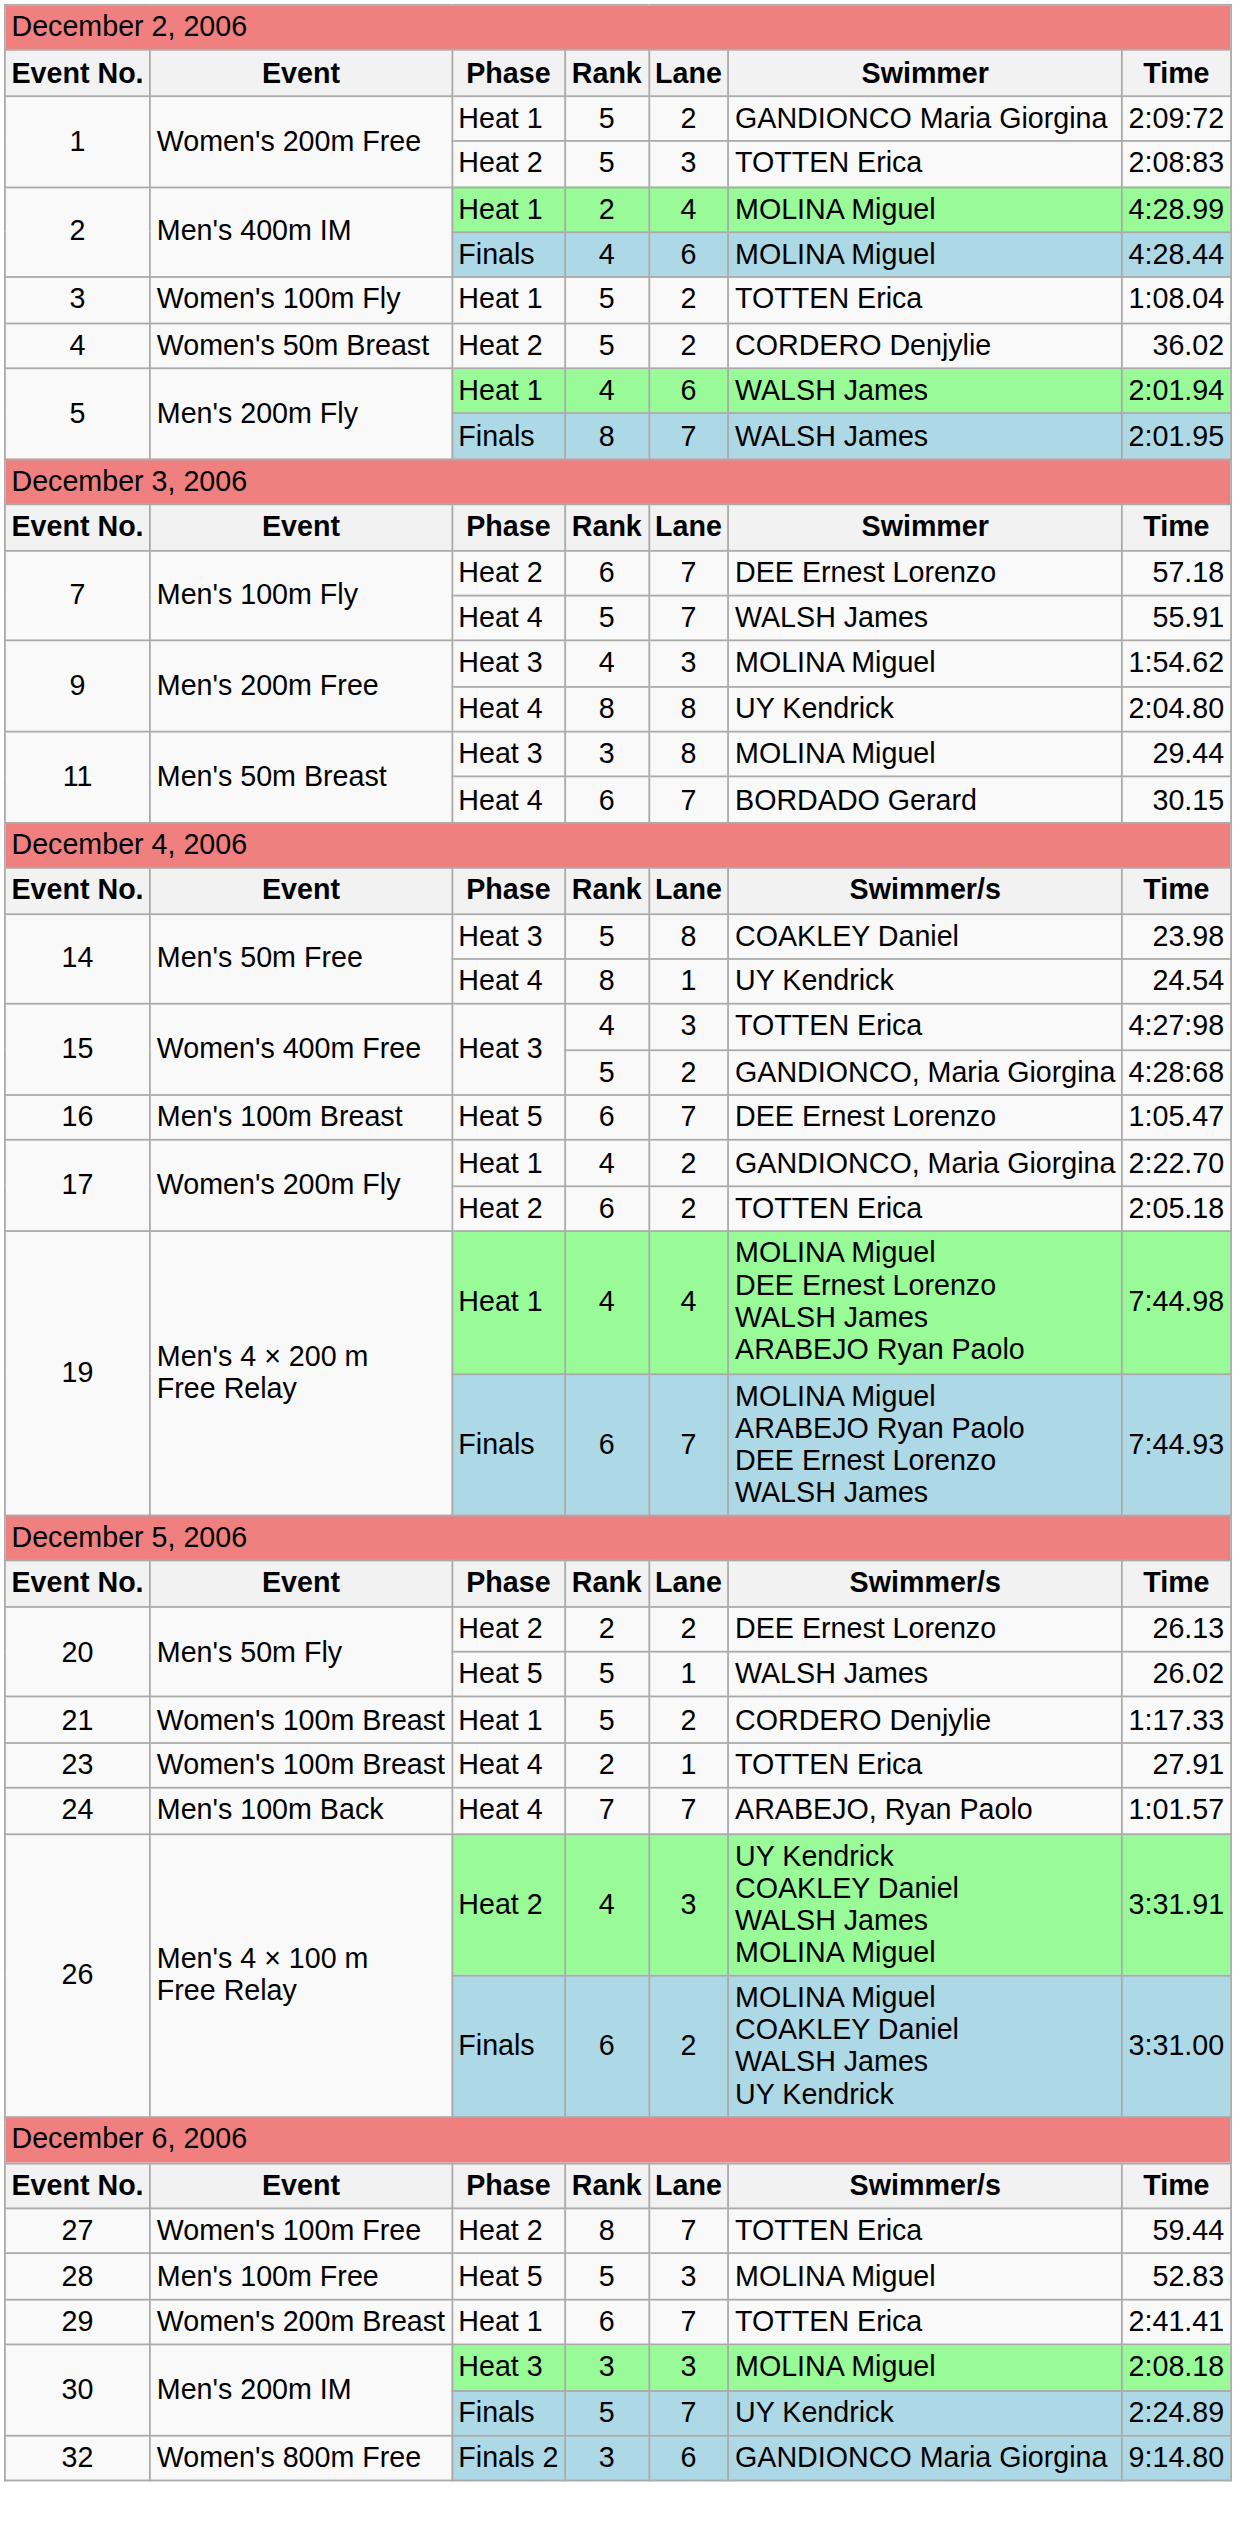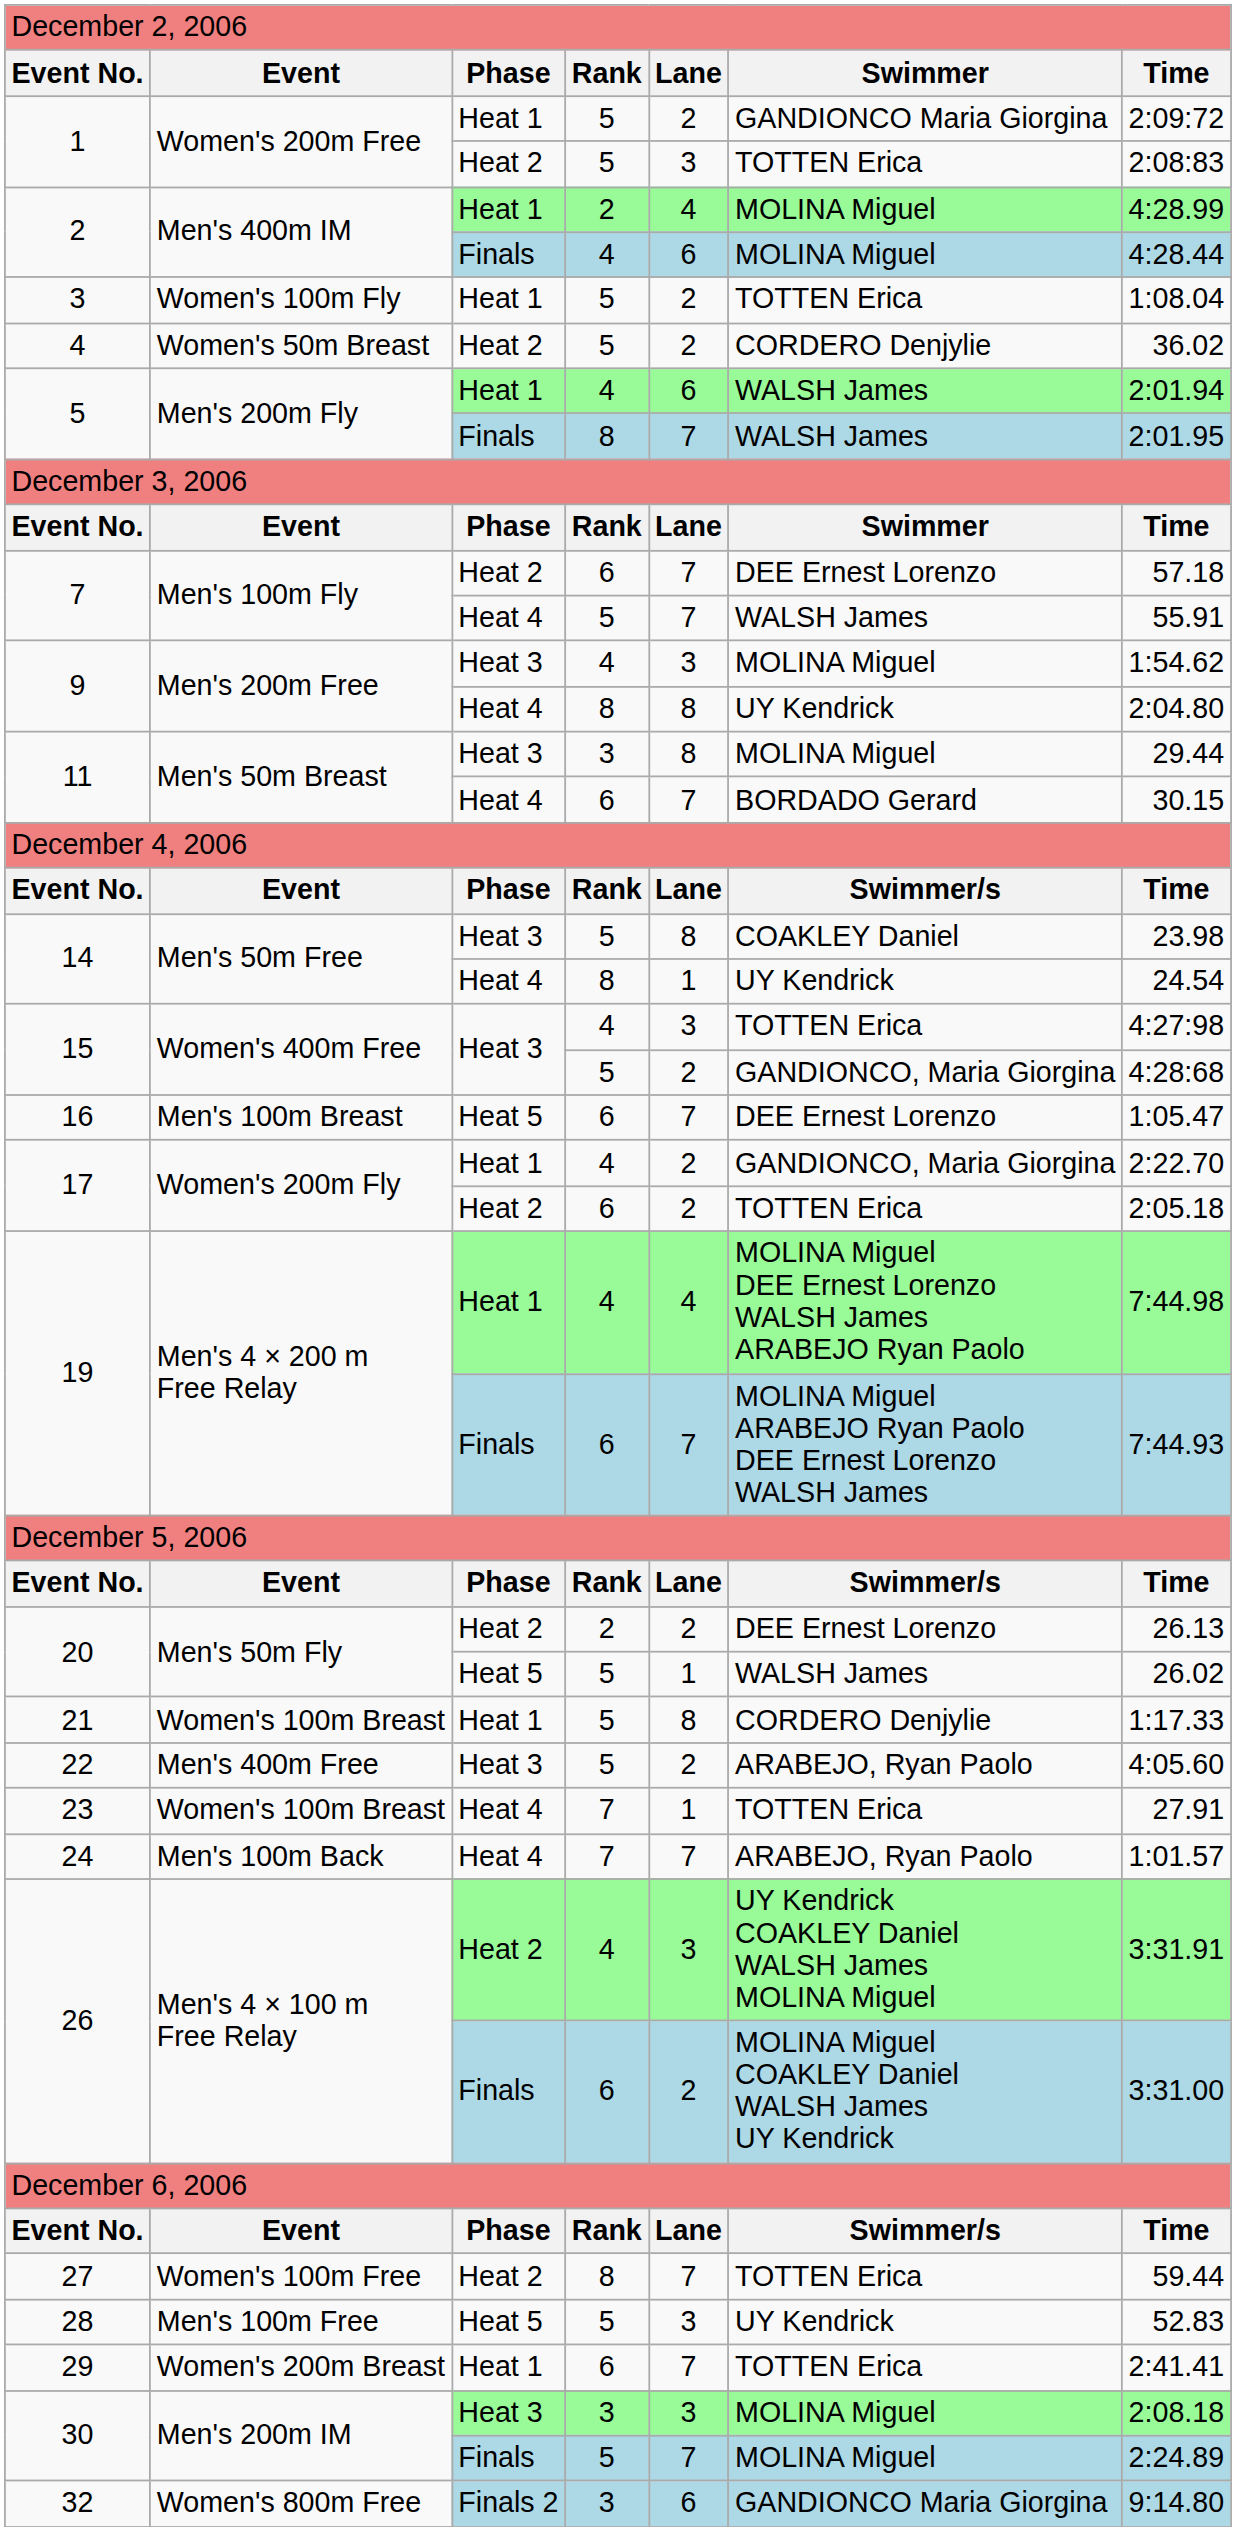(688, 1719) 2 -> (688, 1719) 8
+ row: (78, 1764)
(607, 1764) 2 -> (607, 1810) 7
(835, 2276) MOLINA Miguel -> (814, 2321) UY Kendrick
(814, 2412) UY Kendrick -> (835, 2457) MOLINA Miguel
